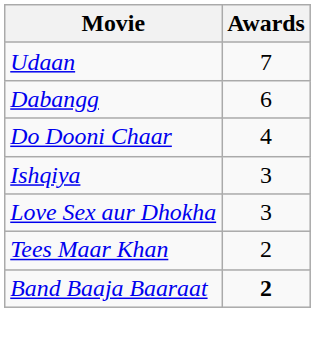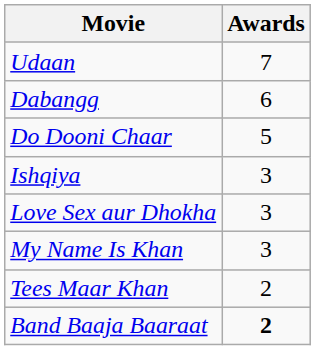(266, 136) 4 -> (266, 136) 5
+ row: (97, 250)
